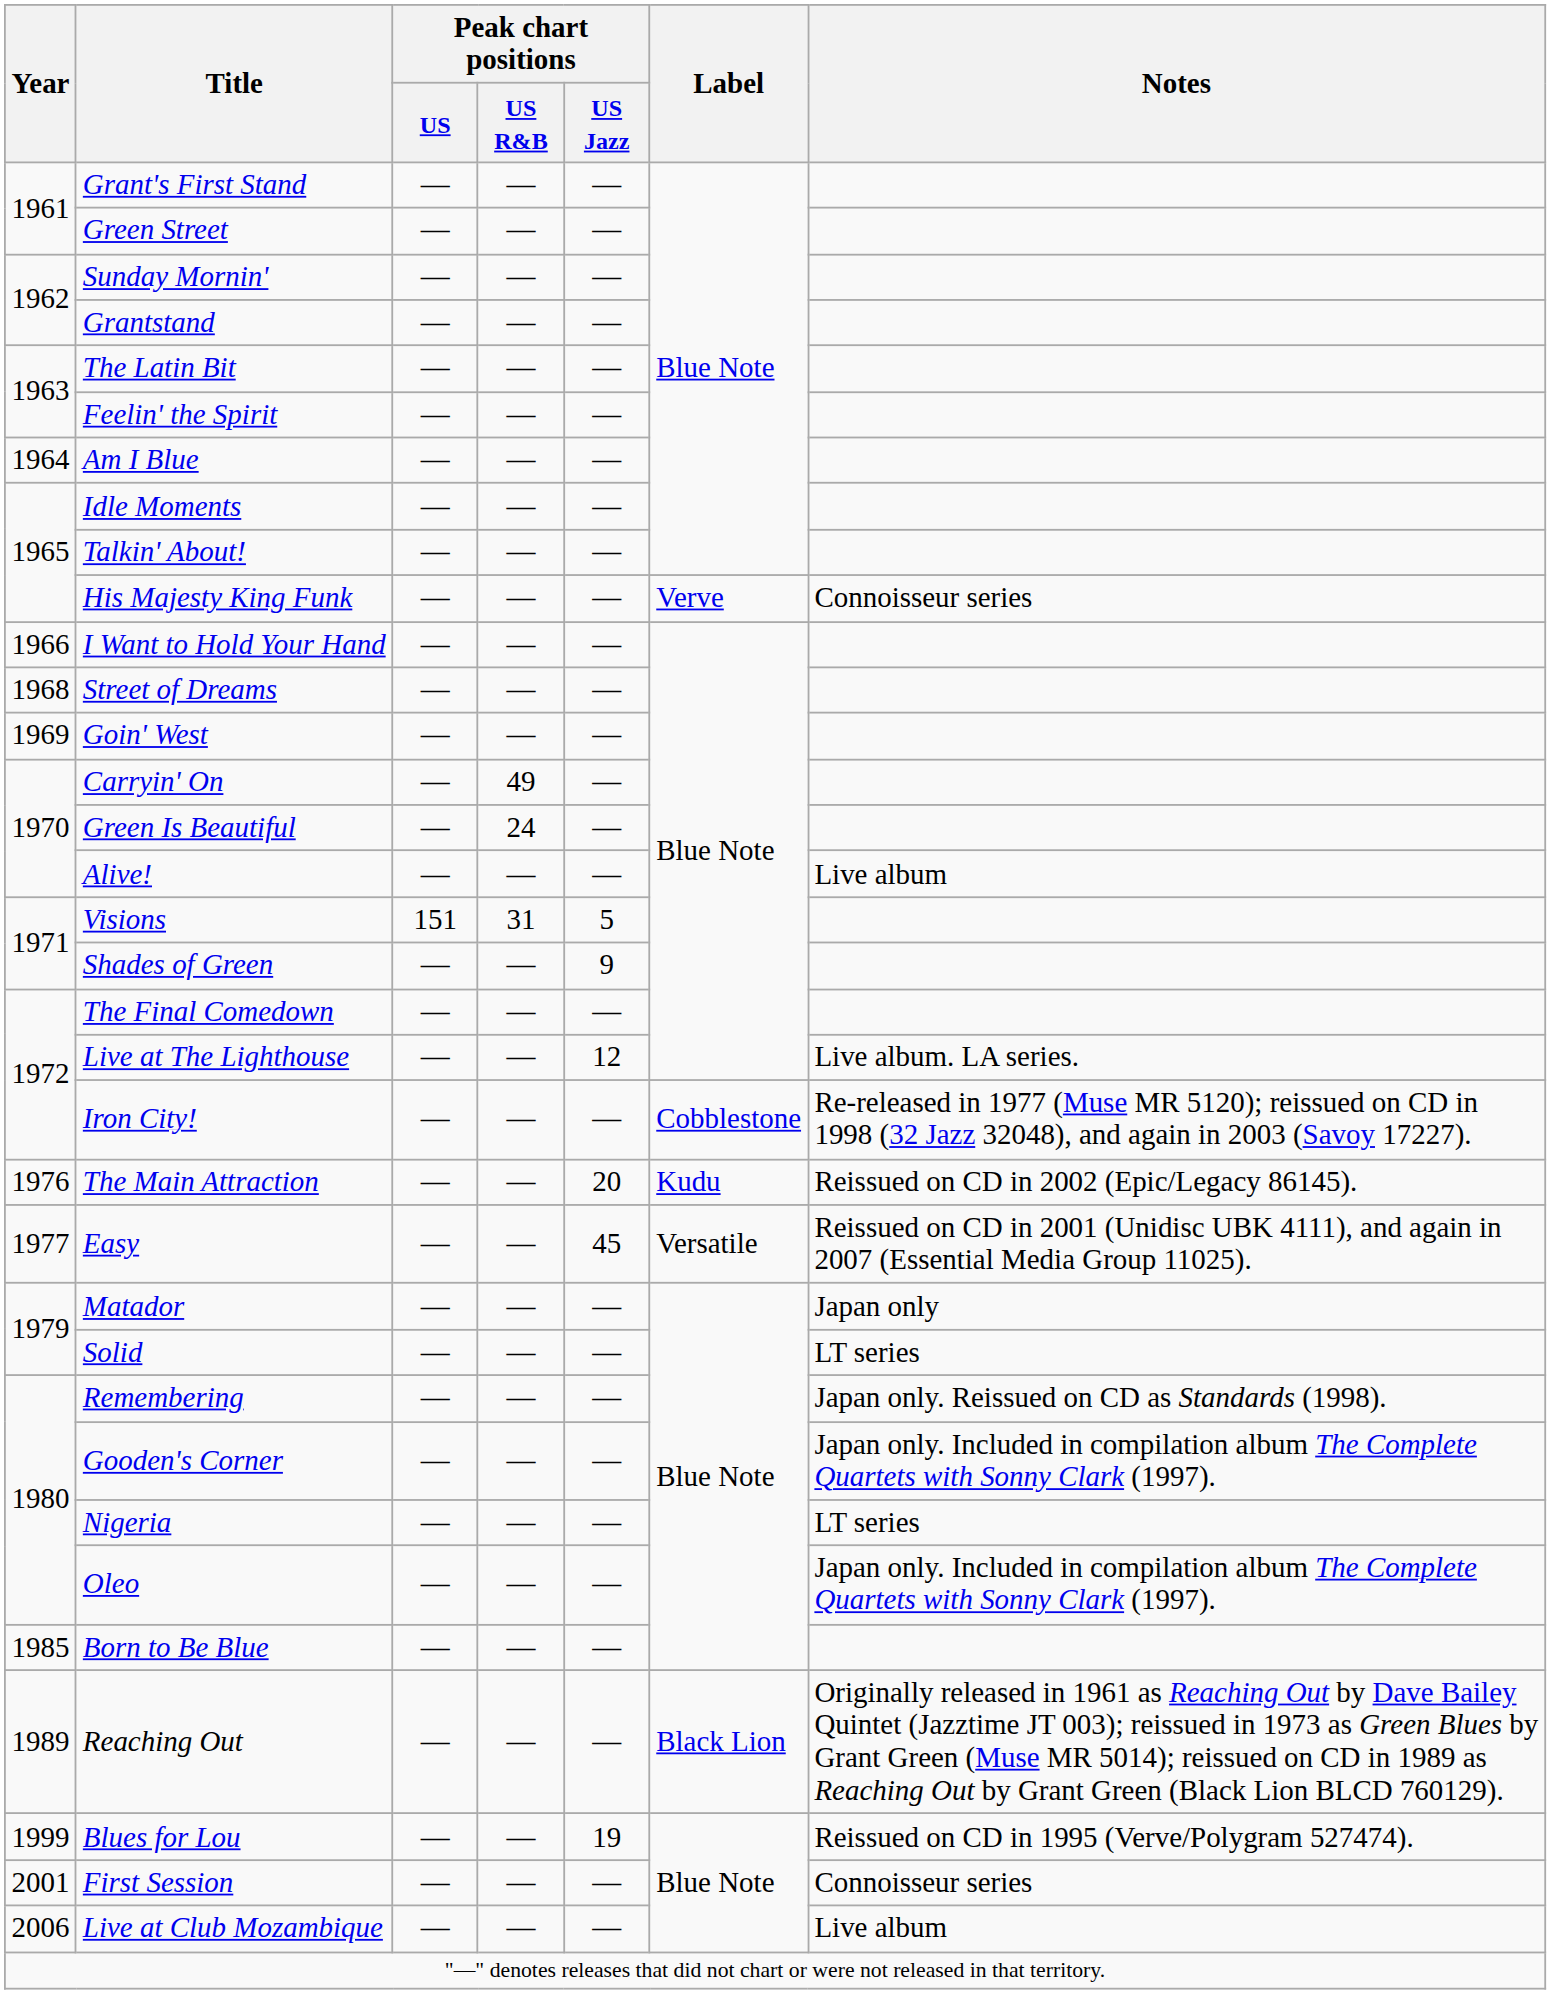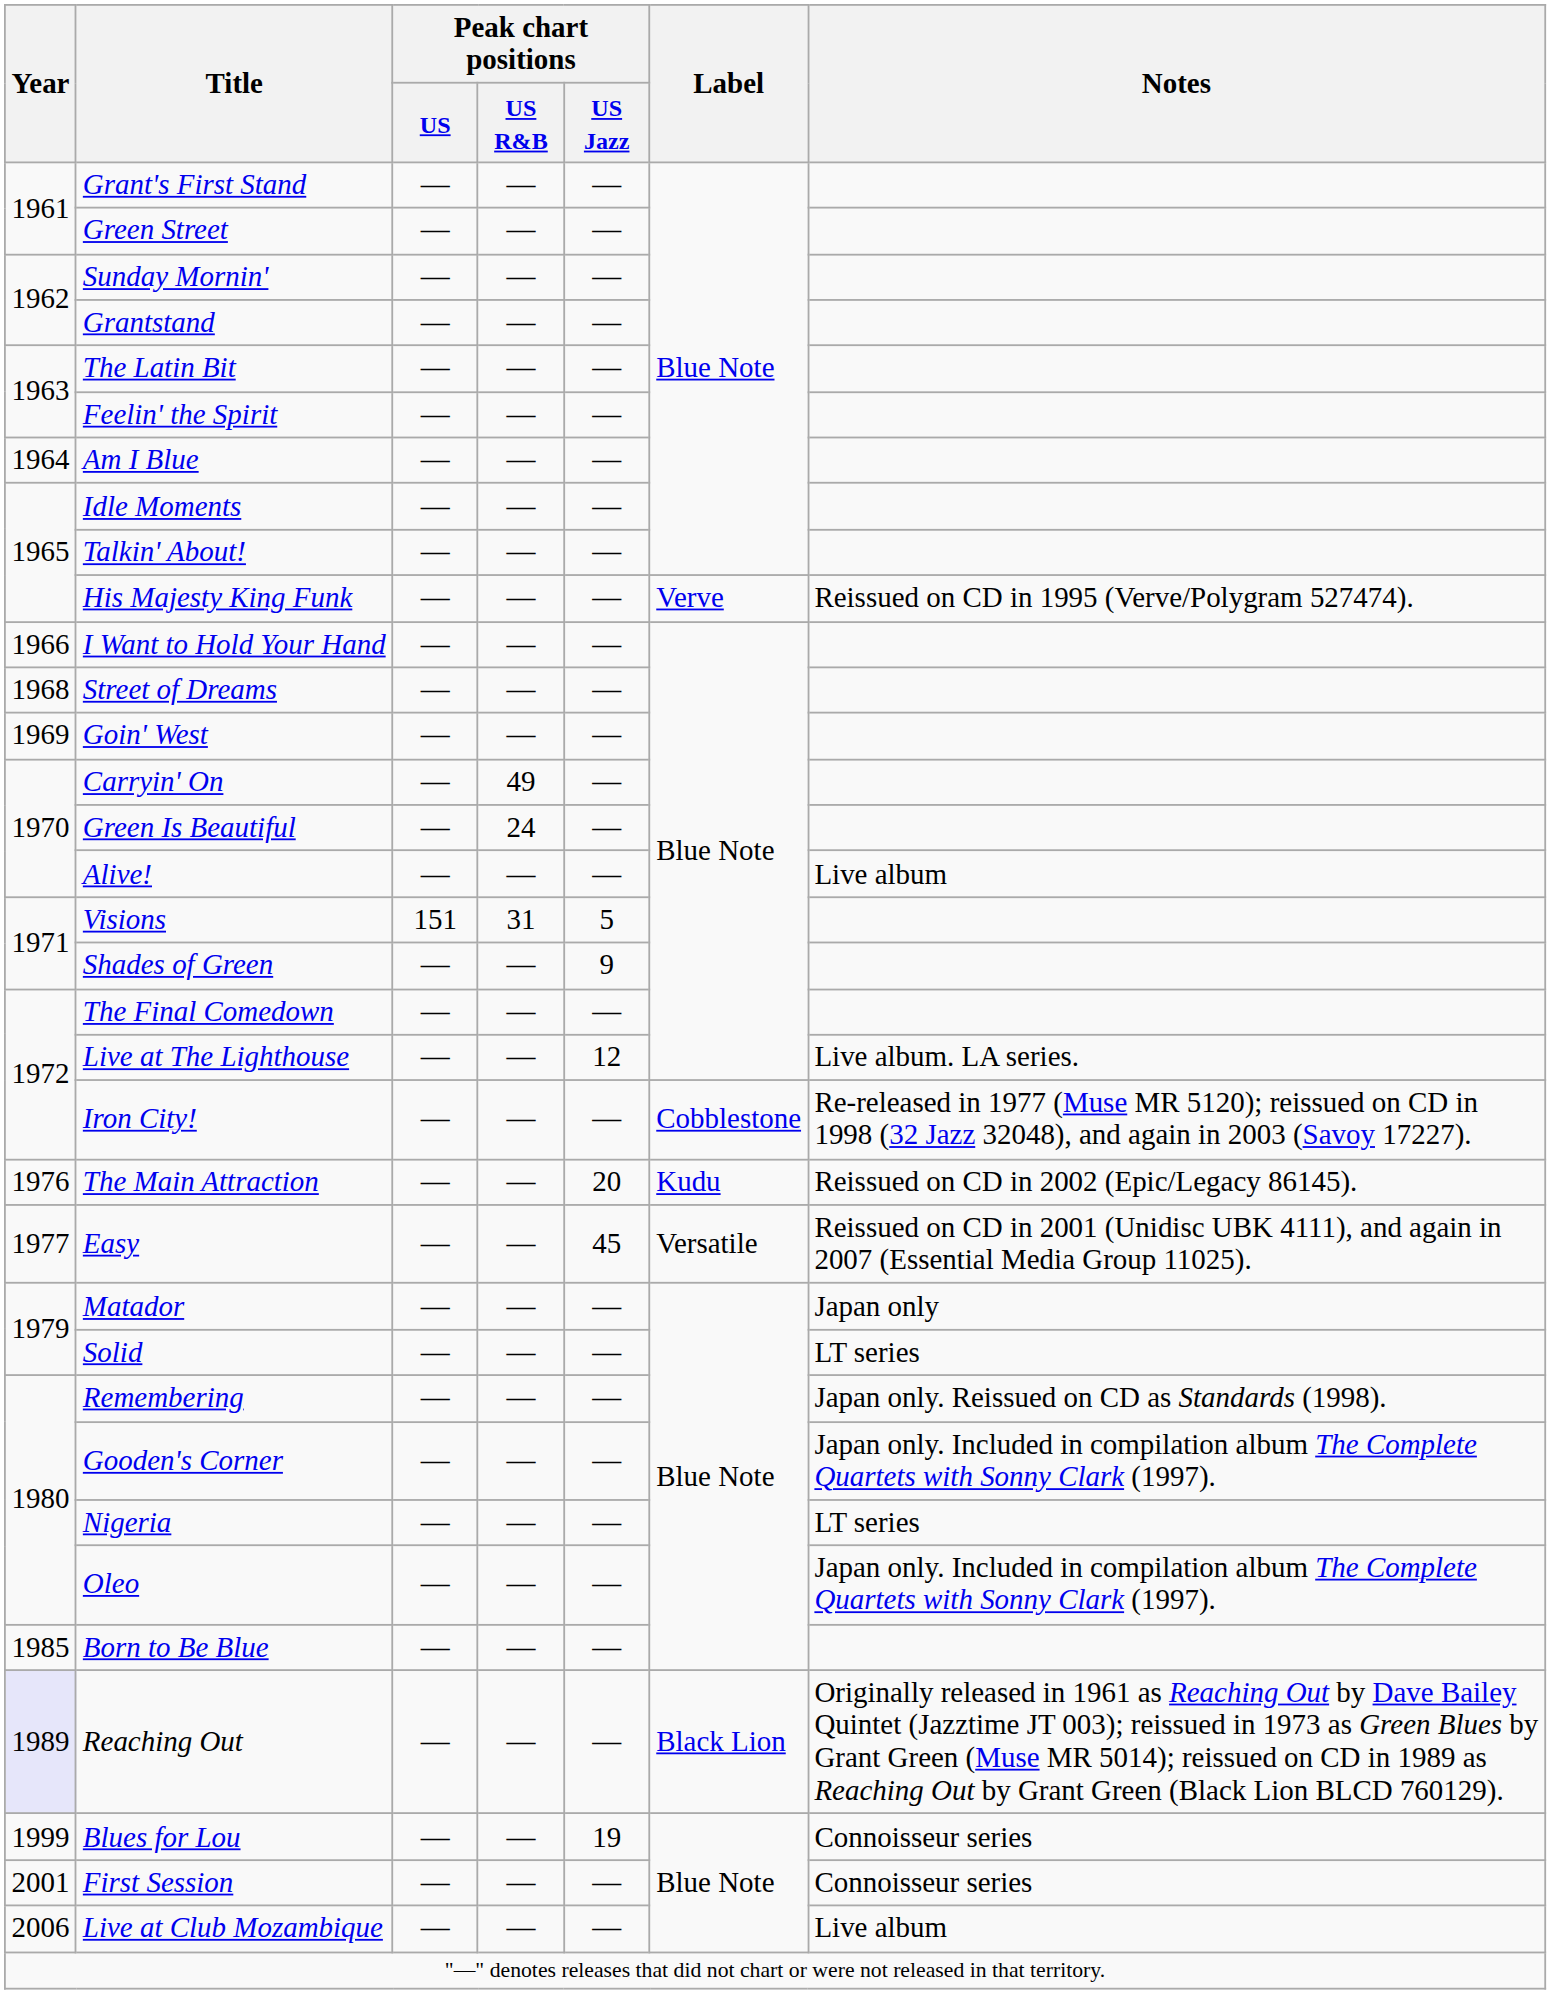(923, 597) Connoisseur series -> (1114, 597) Reissued on CD in 1995 (Verve/Polygram 527474).
(41, 1741) no background -> (41, 1741) lavender background
(1114, 1836) Reissued on CD in 1995 (Verve/Polygram 527474). -> (923, 1836) Connoisseur series
